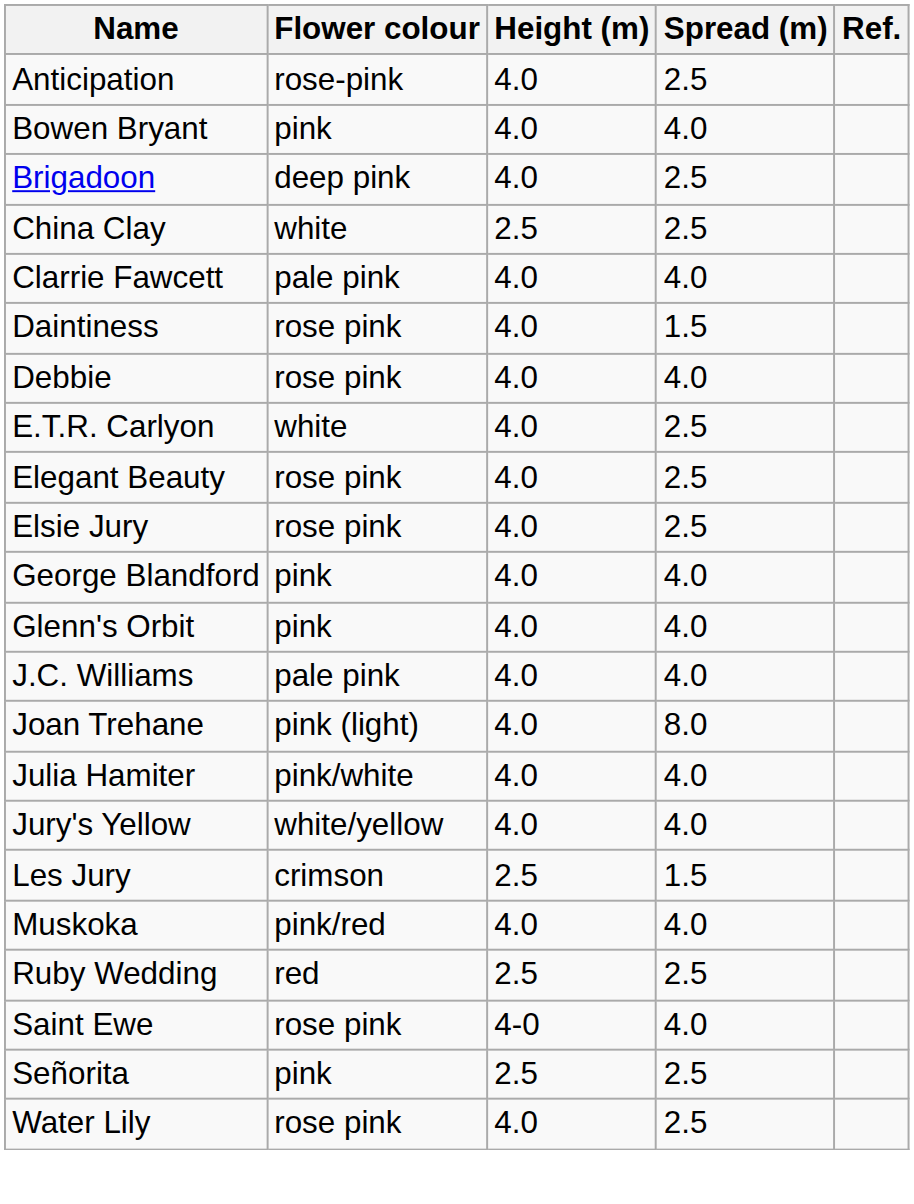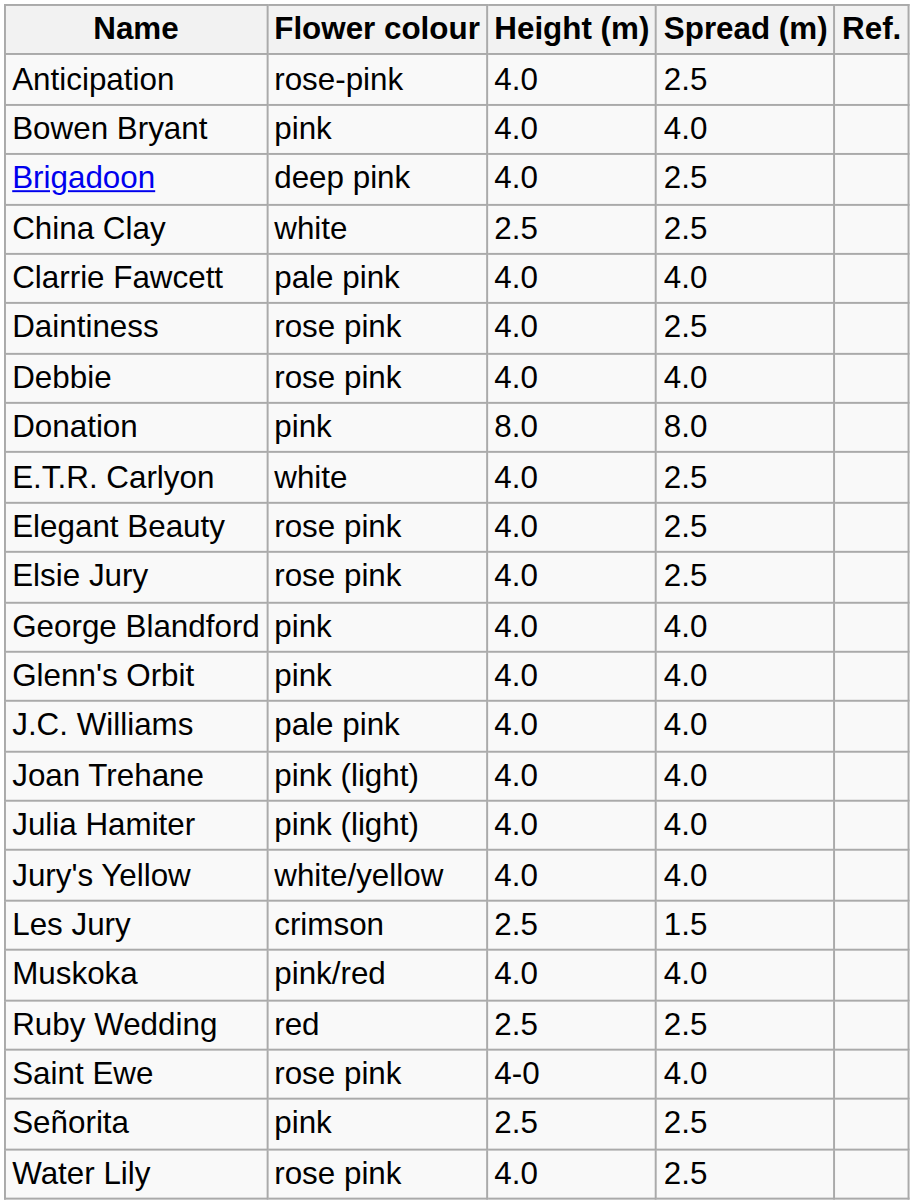(686, 327) 1.5 -> (686, 327) 2.5
+ row: (75, 427)
(686, 725) 8.0 -> (686, 775) 4.0
(344, 775) pink/white -> (347, 825) pink (light)
